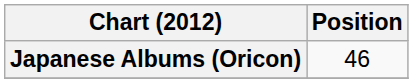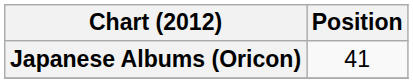(357, 59) 46 -> (357, 59) 41
